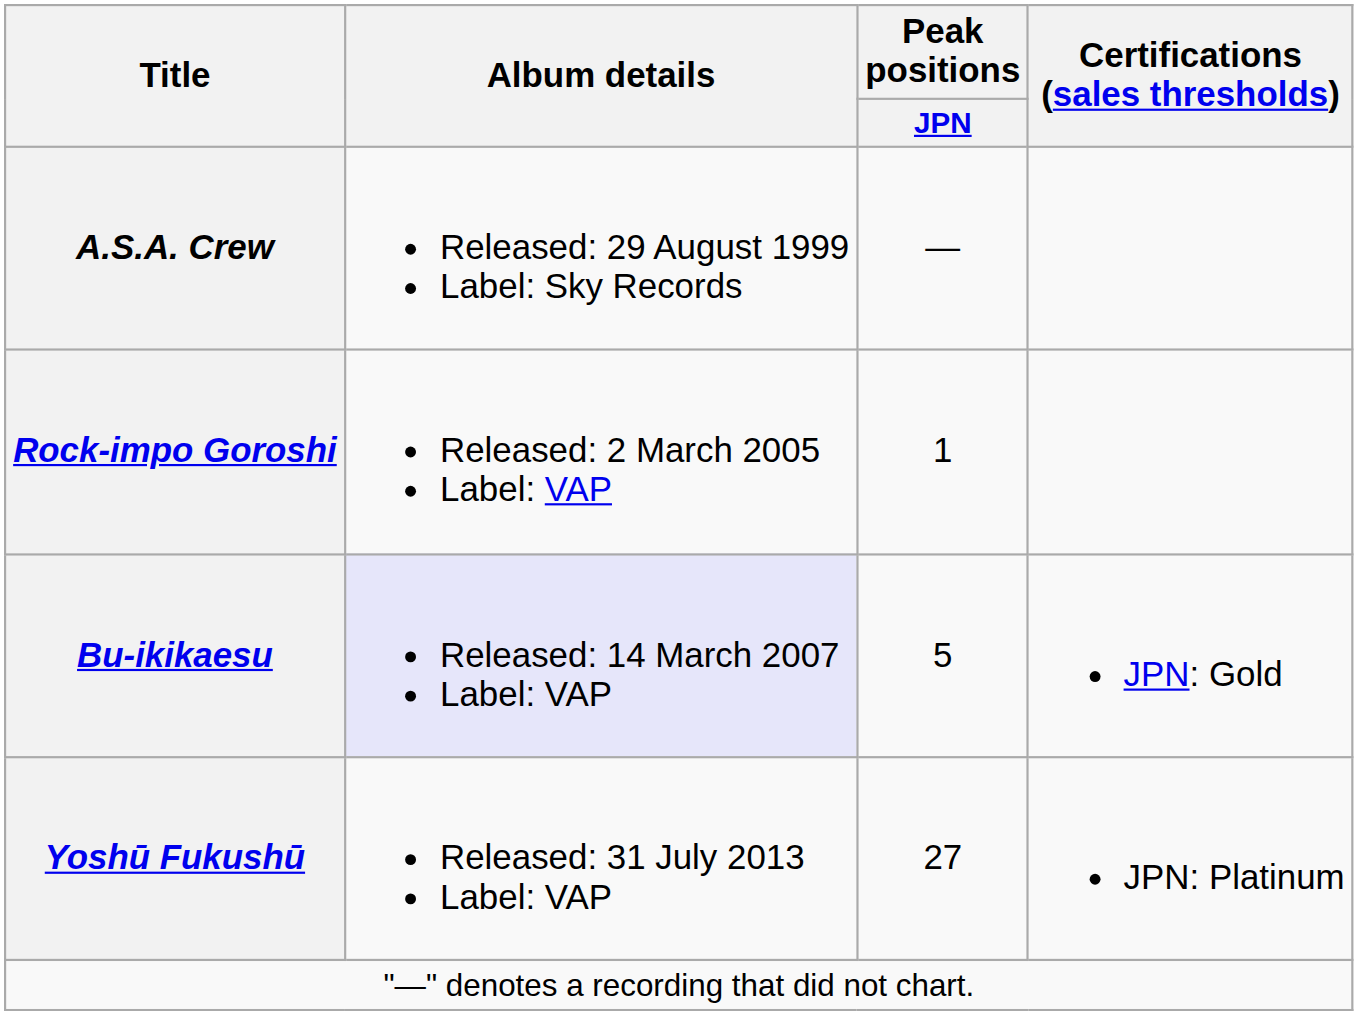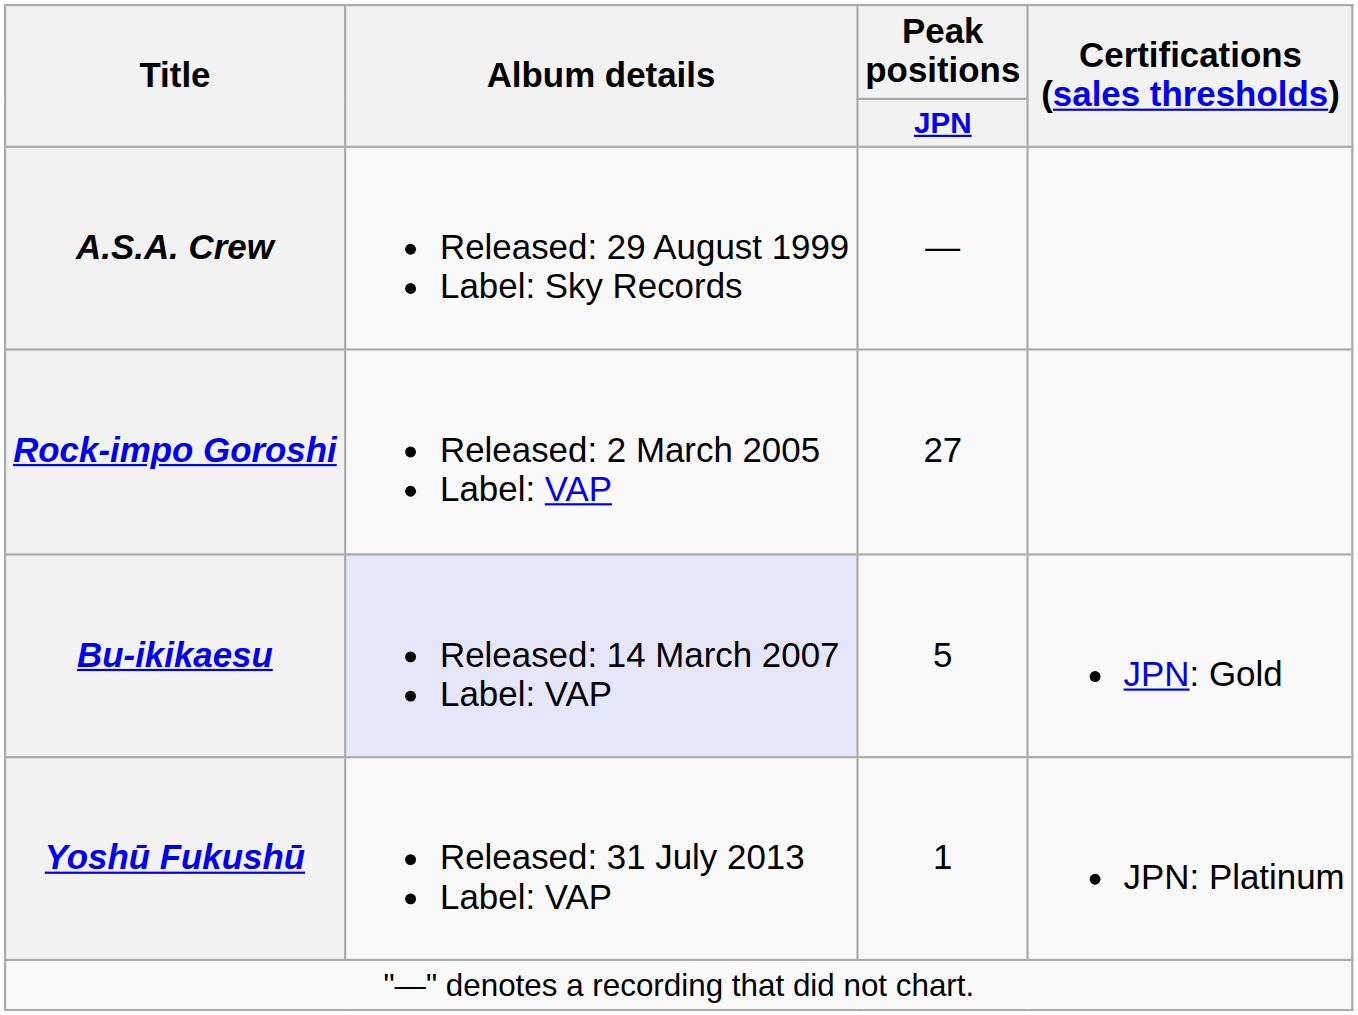(943, 451) 1 -> (943, 451) 27
(943, 858) 27 -> (943, 858) 1
